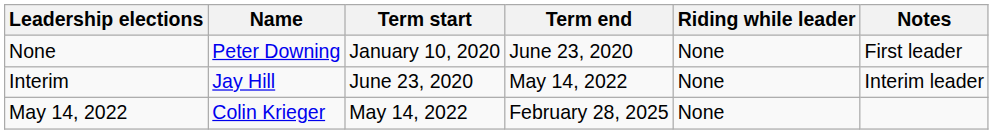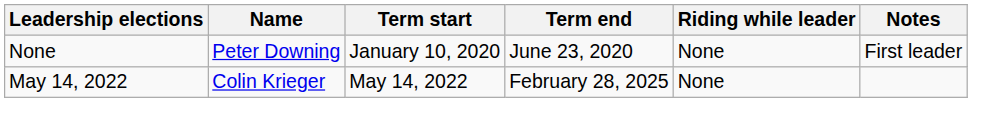- row: (39, 81)
